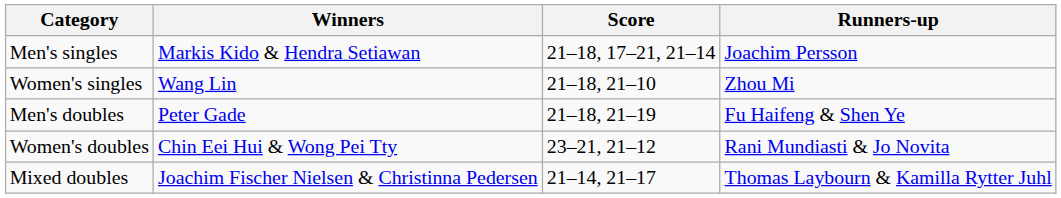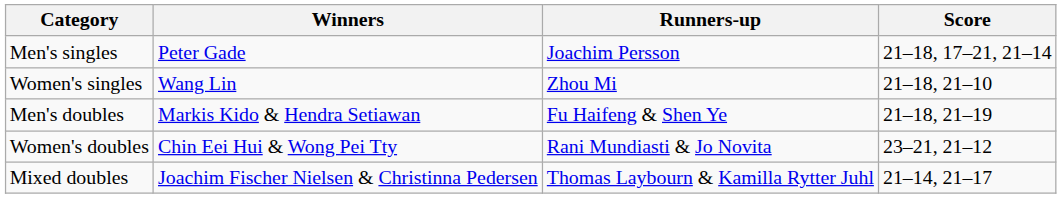columns swapped: (888, 20) <-> (631, 20)
(289, 51) Markis Kido & Hendra Setiawan -> (202, 51) Peter Gade
(202, 114) Peter Gade -> (289, 114) Markis Kido & Hendra Setiawan
